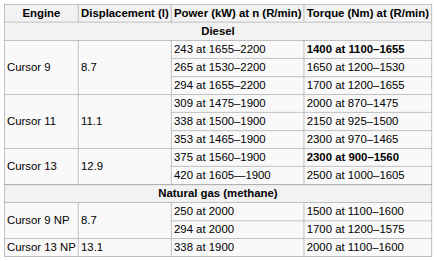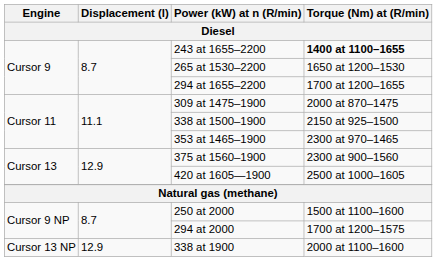(353, 157) bold -> (353, 157) normal
(92, 247) 13.1 -> (92, 247) 12.9
